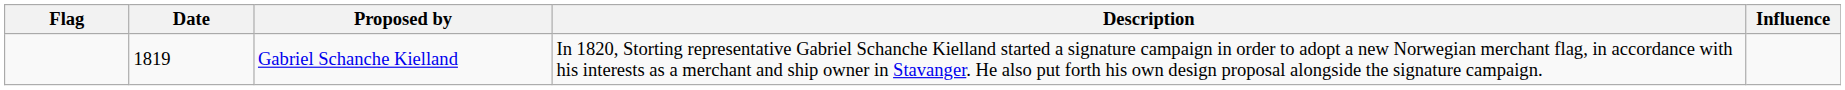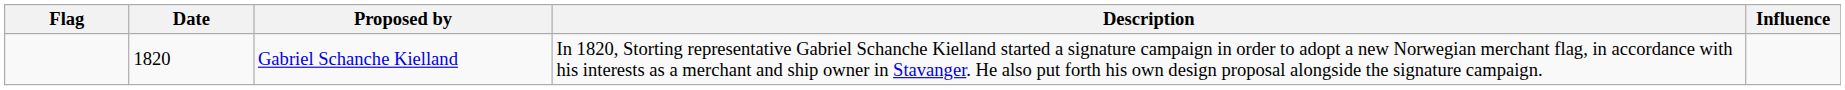(152, 59) 1819 -> (152, 59) 1820
